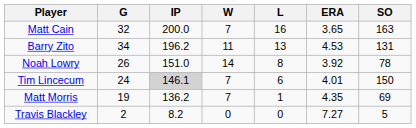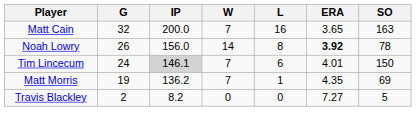- row: (51, 47)
(176, 64) 151.0 -> (176, 47) 156.0
(333, 64) normal -> (333, 47) bold
